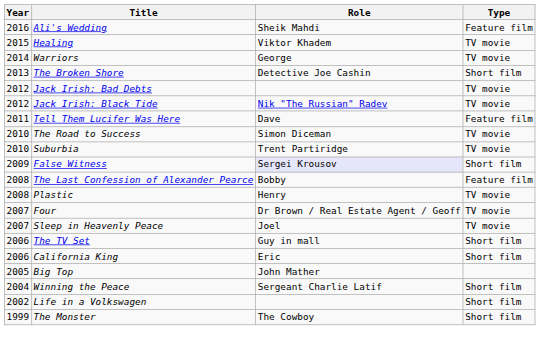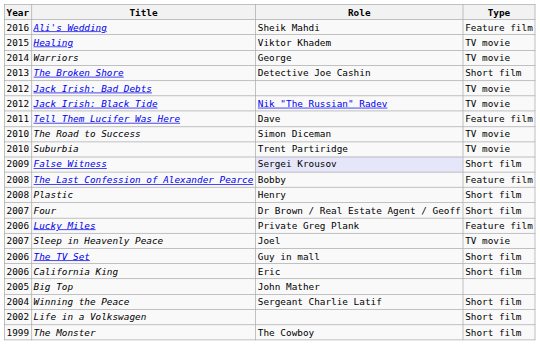(488, 195) TV movie -> (493, 195) Short film
(488, 210) TV movie -> (493, 210) Short film
+ row: (65, 226)
